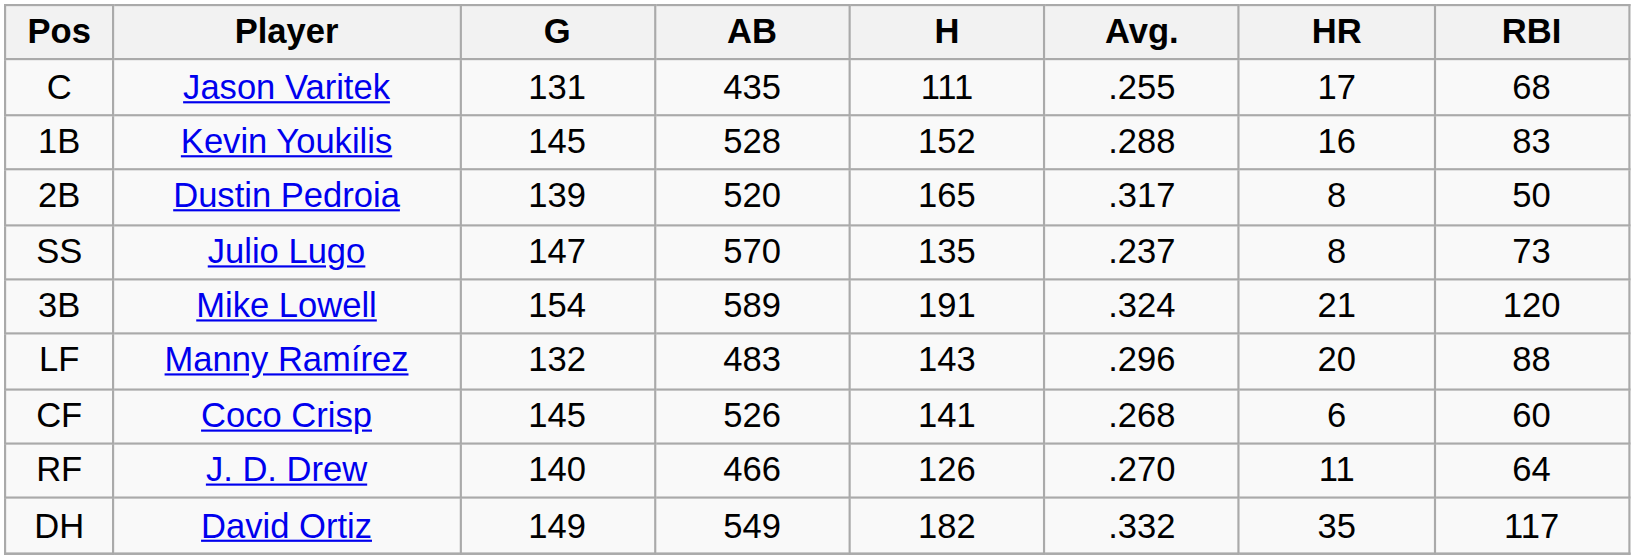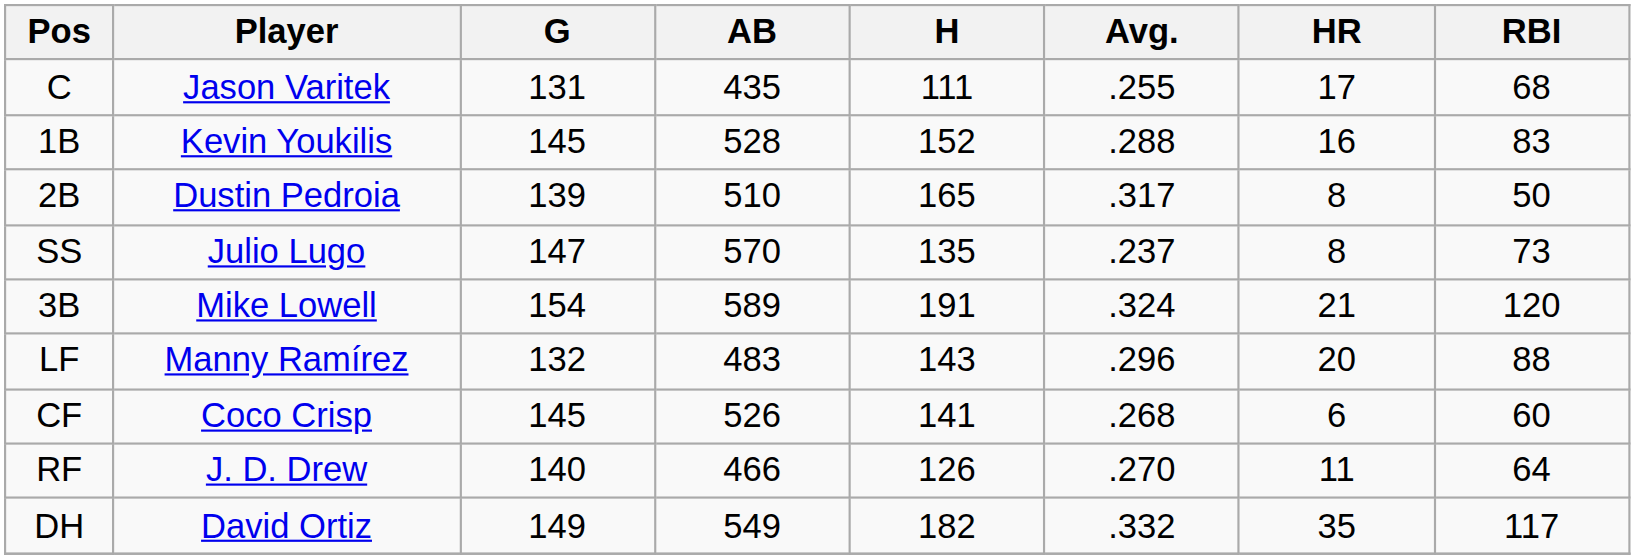(752, 196) 520 -> (752, 196) 510
